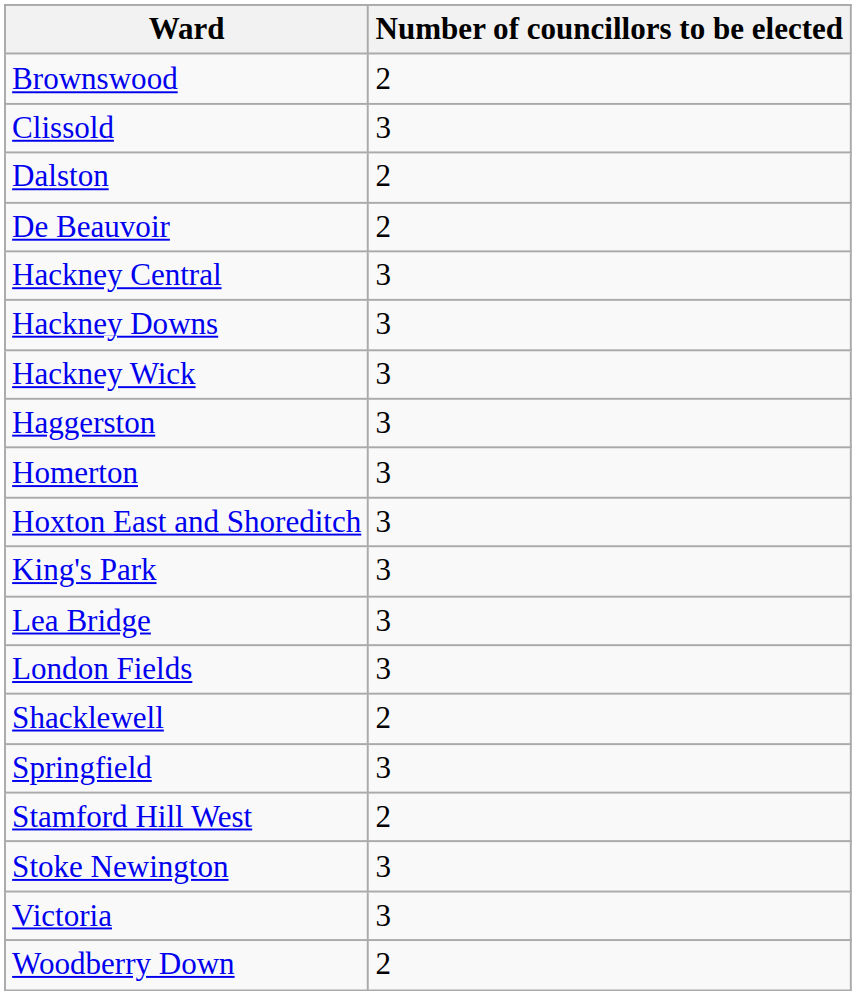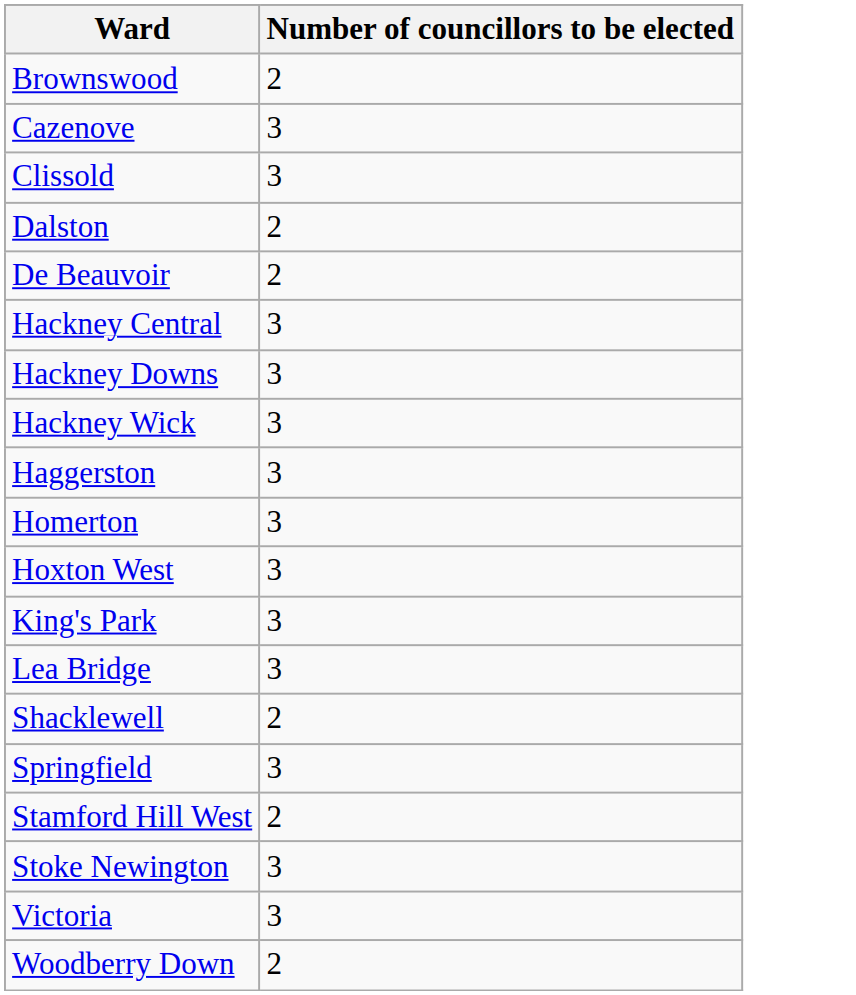+ row: (73, 127)
- row: (187, 521)
+ row: (93, 570)
- row: (102, 669)
